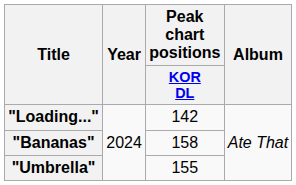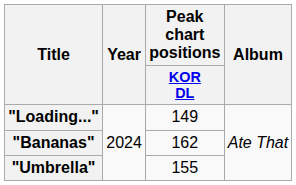(185, 117) 142 -> (185, 117) 149
(185, 142) 158 -> (185, 142) 162
